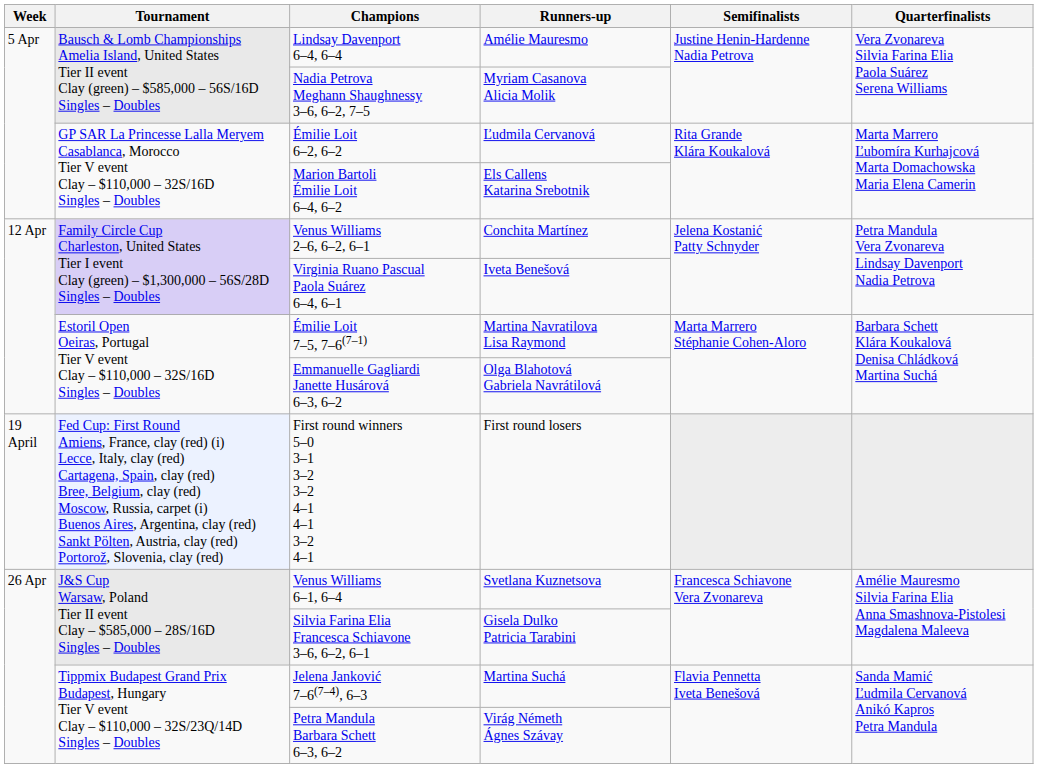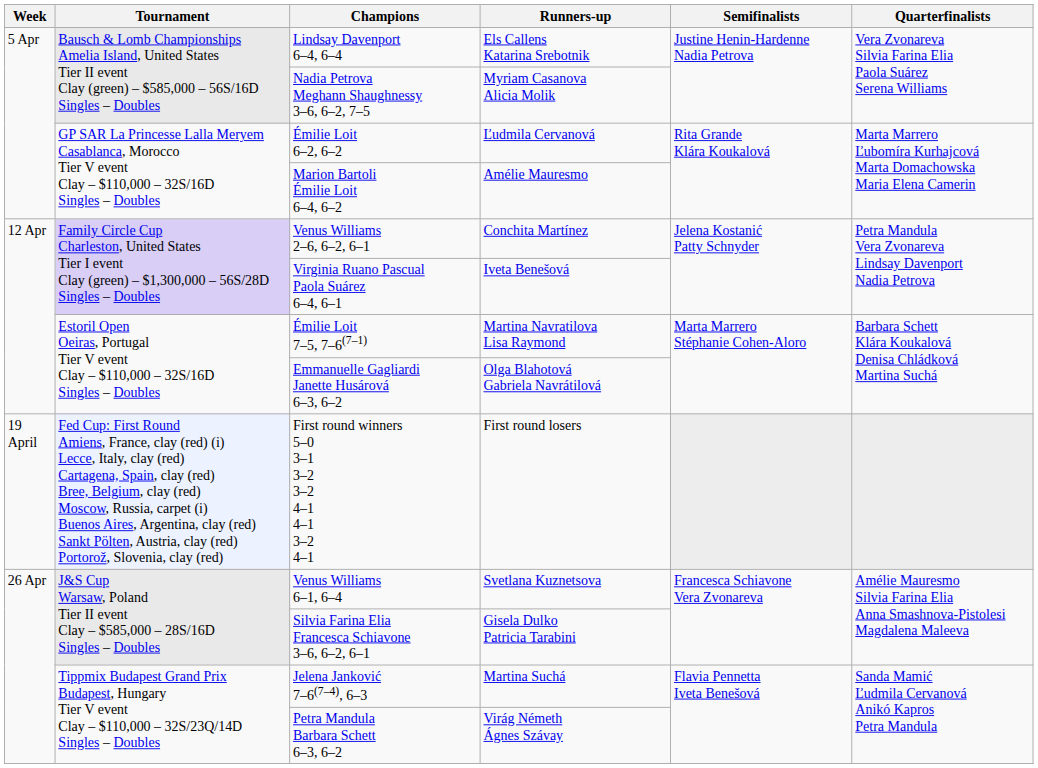(536, 39) Amélie Mauresmo -> (536, 47) Els Callens Katarina Srebotnik
(536, 182) Els Callens Katarina Srebotnik -> (536, 174) Amélie Mauresmo
